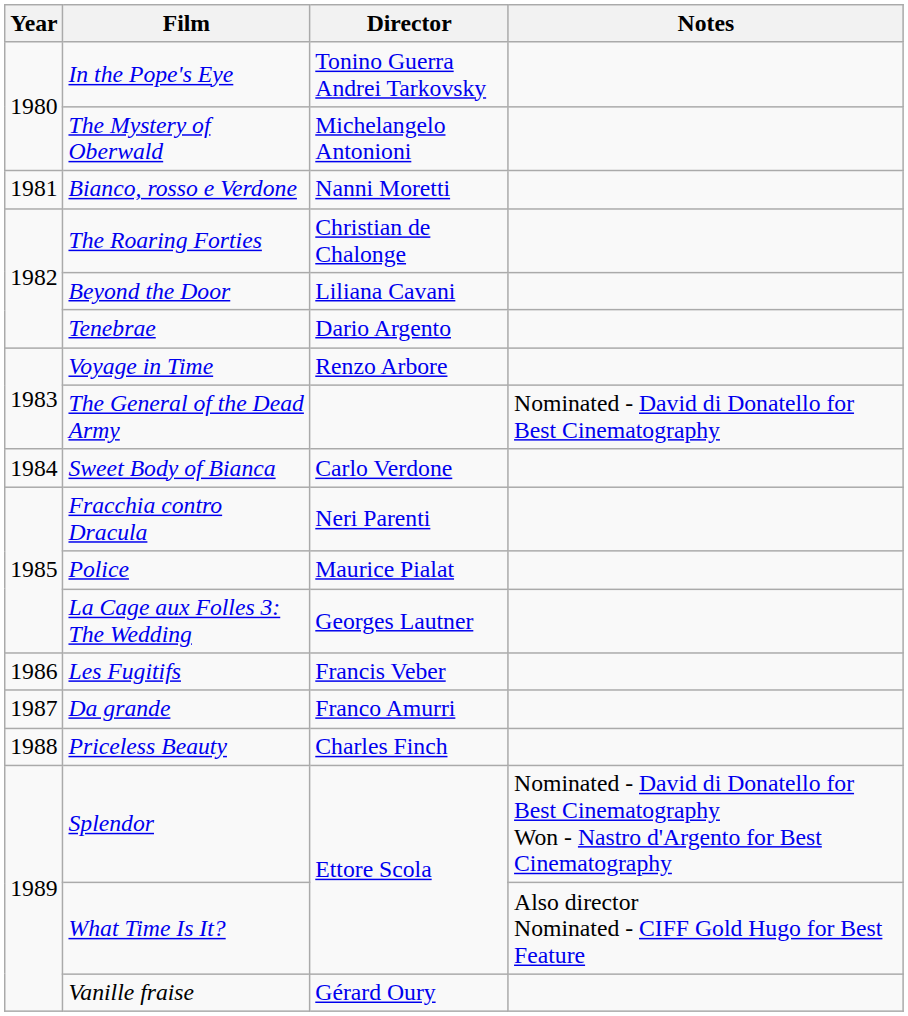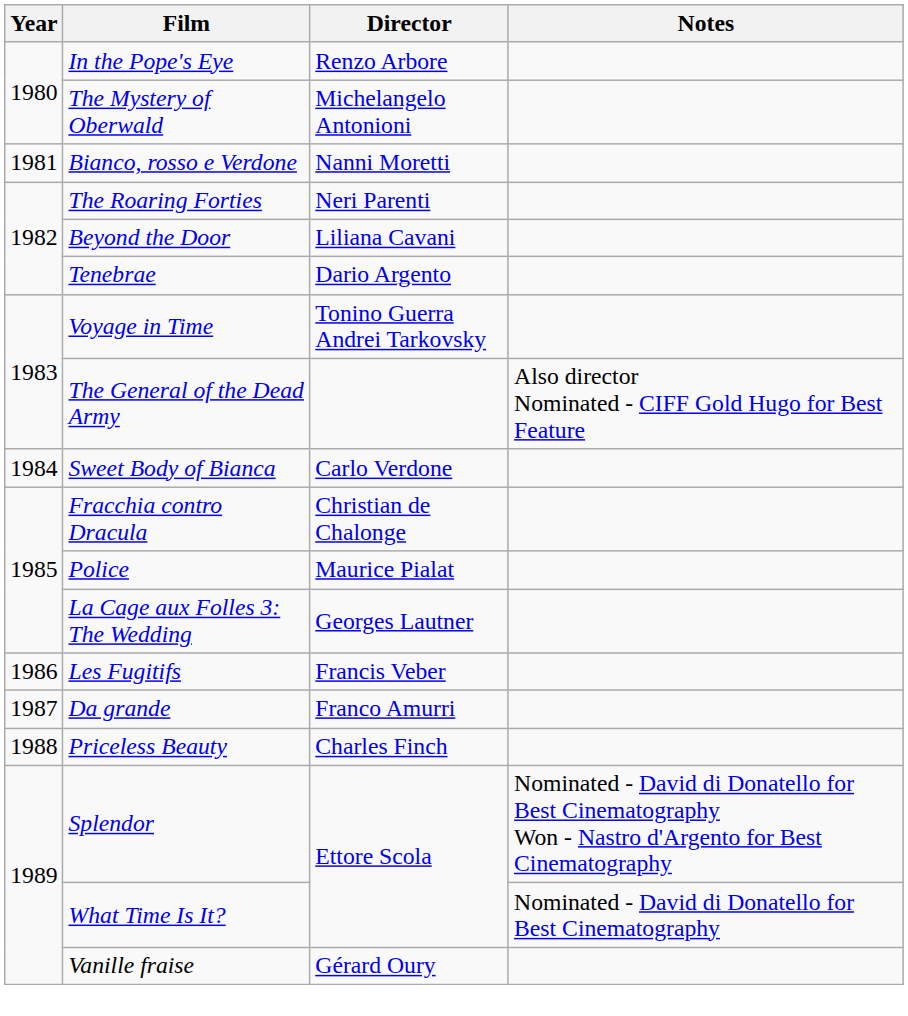(401, 74) Tonino Guerra Andrei Tarkovsky -> (381, 60) Renzo Arbore
(373, 240) Christian de Chalonge -> (373, 200) Neri Parenti
(381, 366) Renzo Arbore -> (401, 326) Tonino Guerra Andrei Tarkovsky
(684, 416) Nominated - David di Donatello for Best Cinematography -> (698, 403) Also director Nominated - CIFF Gold Hugo for Best Feature
(373, 518) Neri Parenti -> (373, 518) Christian de Chalonge
(698, 928) Also director Nominated - CIFF Gold Hugo for Best Feature -> (684, 914) Nominated - David di Donatello for Best Cinematography
